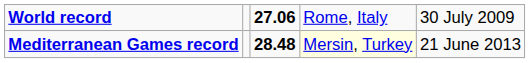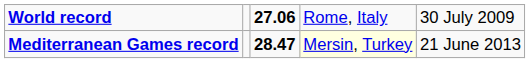(275, 44) 28.48 -> (275, 44) 28.47
